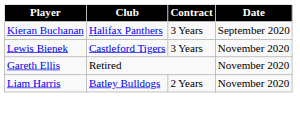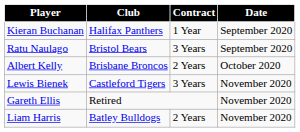(187, 30) 3 Years -> (187, 30) 1 Year
+ row: (37, 48)
+ row: (35, 65)
